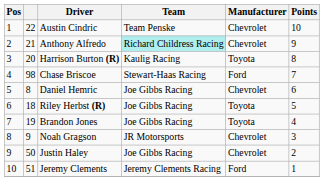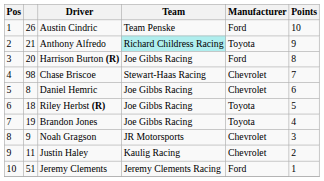(30, 27) 22 -> (30, 27) 26
(247, 27) Chevrolet -> (237, 27) Ford
(247, 43) Chevrolet -> (241, 43) Toyota
(152, 58) Kaulig Racing -> (158, 58) Joe Gibbs Racing
(241, 58) Toyota -> (237, 58) Ford
(237, 74) Ford -> (247, 74) Chevrolet
(30, 152) 50 -> (30, 152) 11
(158, 152) Joe Gibbs Racing -> (152, 152) Kaulig Racing
